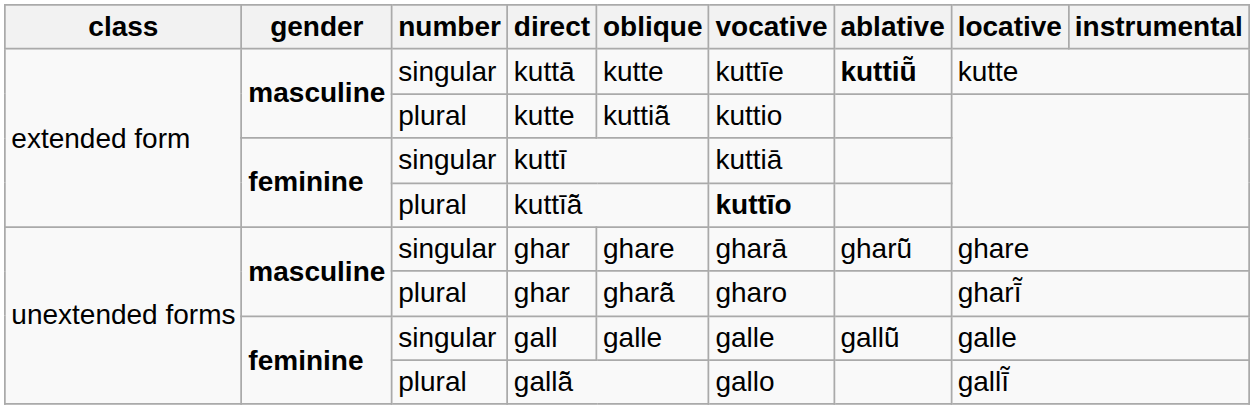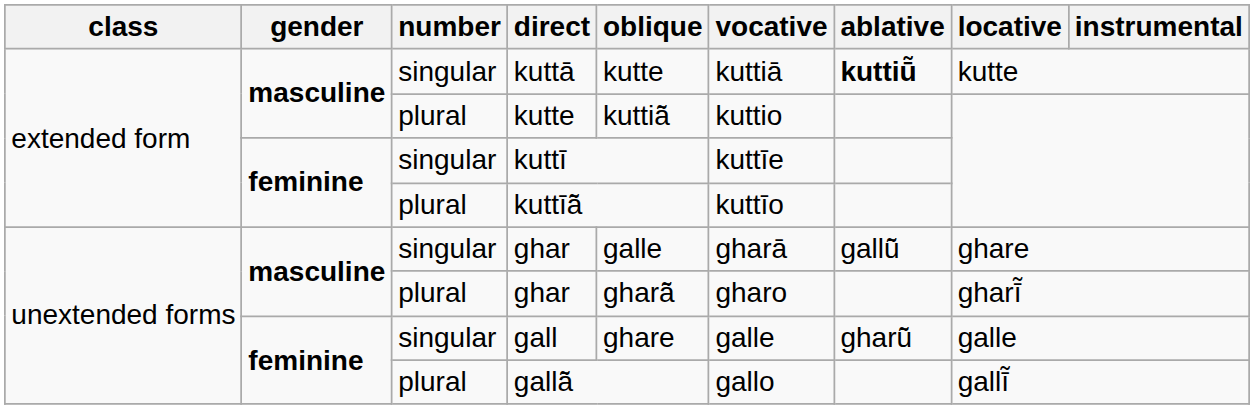(750, 71) kuttīe -> (749, 71) kuttiā
(749, 159) kuttiā -> (750, 159) kuttīe
(754, 204) bold -> (750, 204) normal
(639, 248) ghare -> (633, 248) galle
(876, 248) gharū̃ -> (870, 248) gallū̃
(633, 337) galle -> (639, 337) ghare
(870, 337) gallū̃ -> (876, 337) gharū̃
